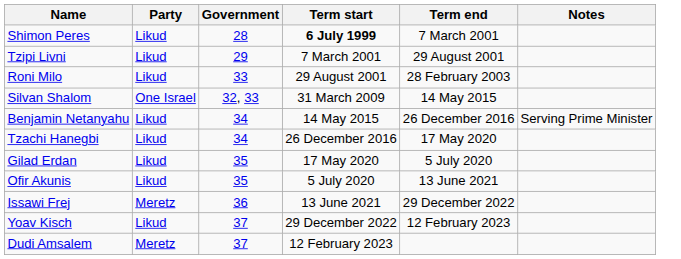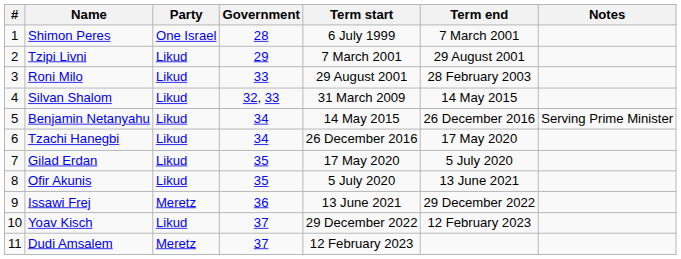+ column: (15, 14)
(151, 35) Likud -> (186, 35) One Israel
(341, 35) bold -> (362, 35) normal
(166, 98) One Israel -> (172, 98) Likud
